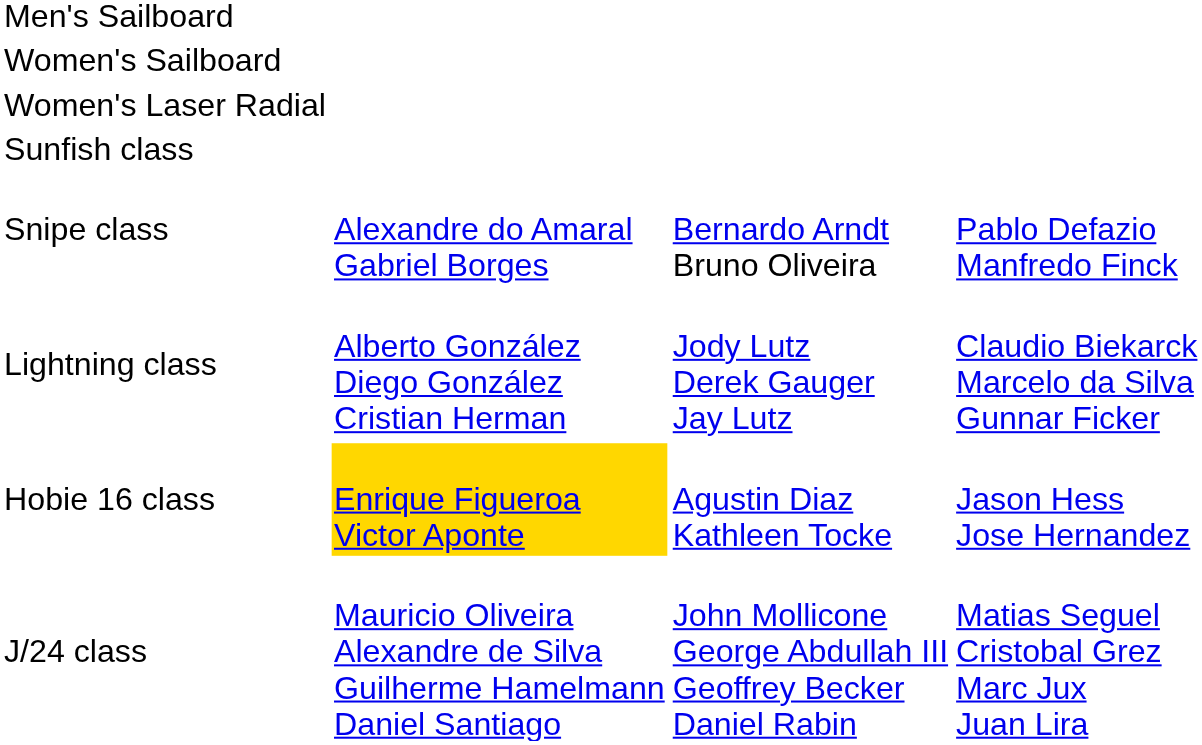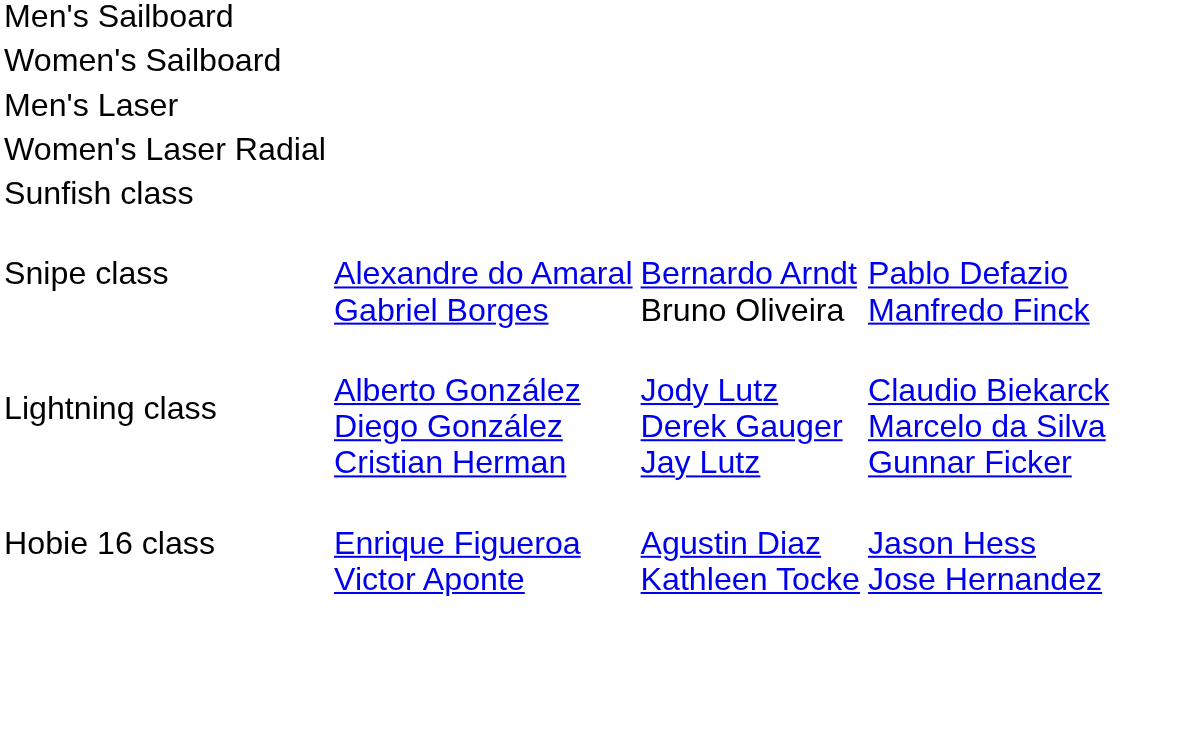+ row: (91, 105)
(457, 517) gold background -> (457, 561) no background
- row: (76, 651)
